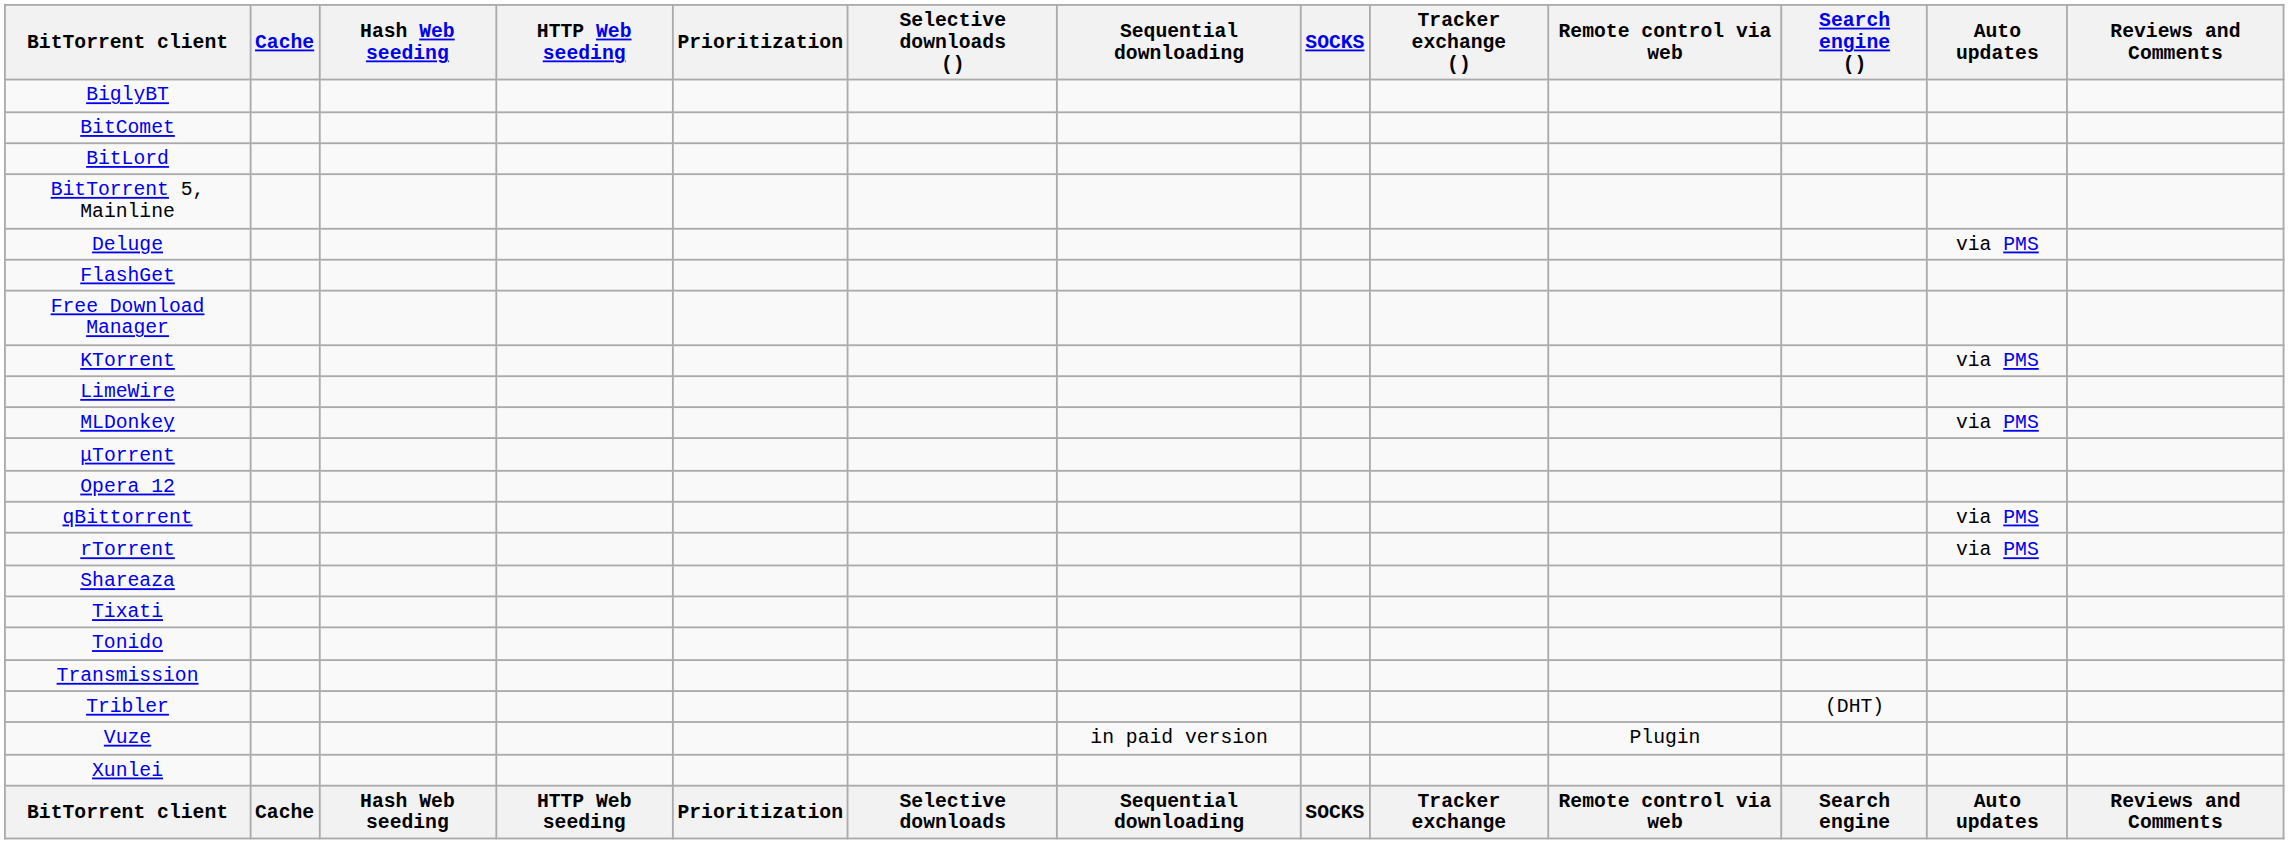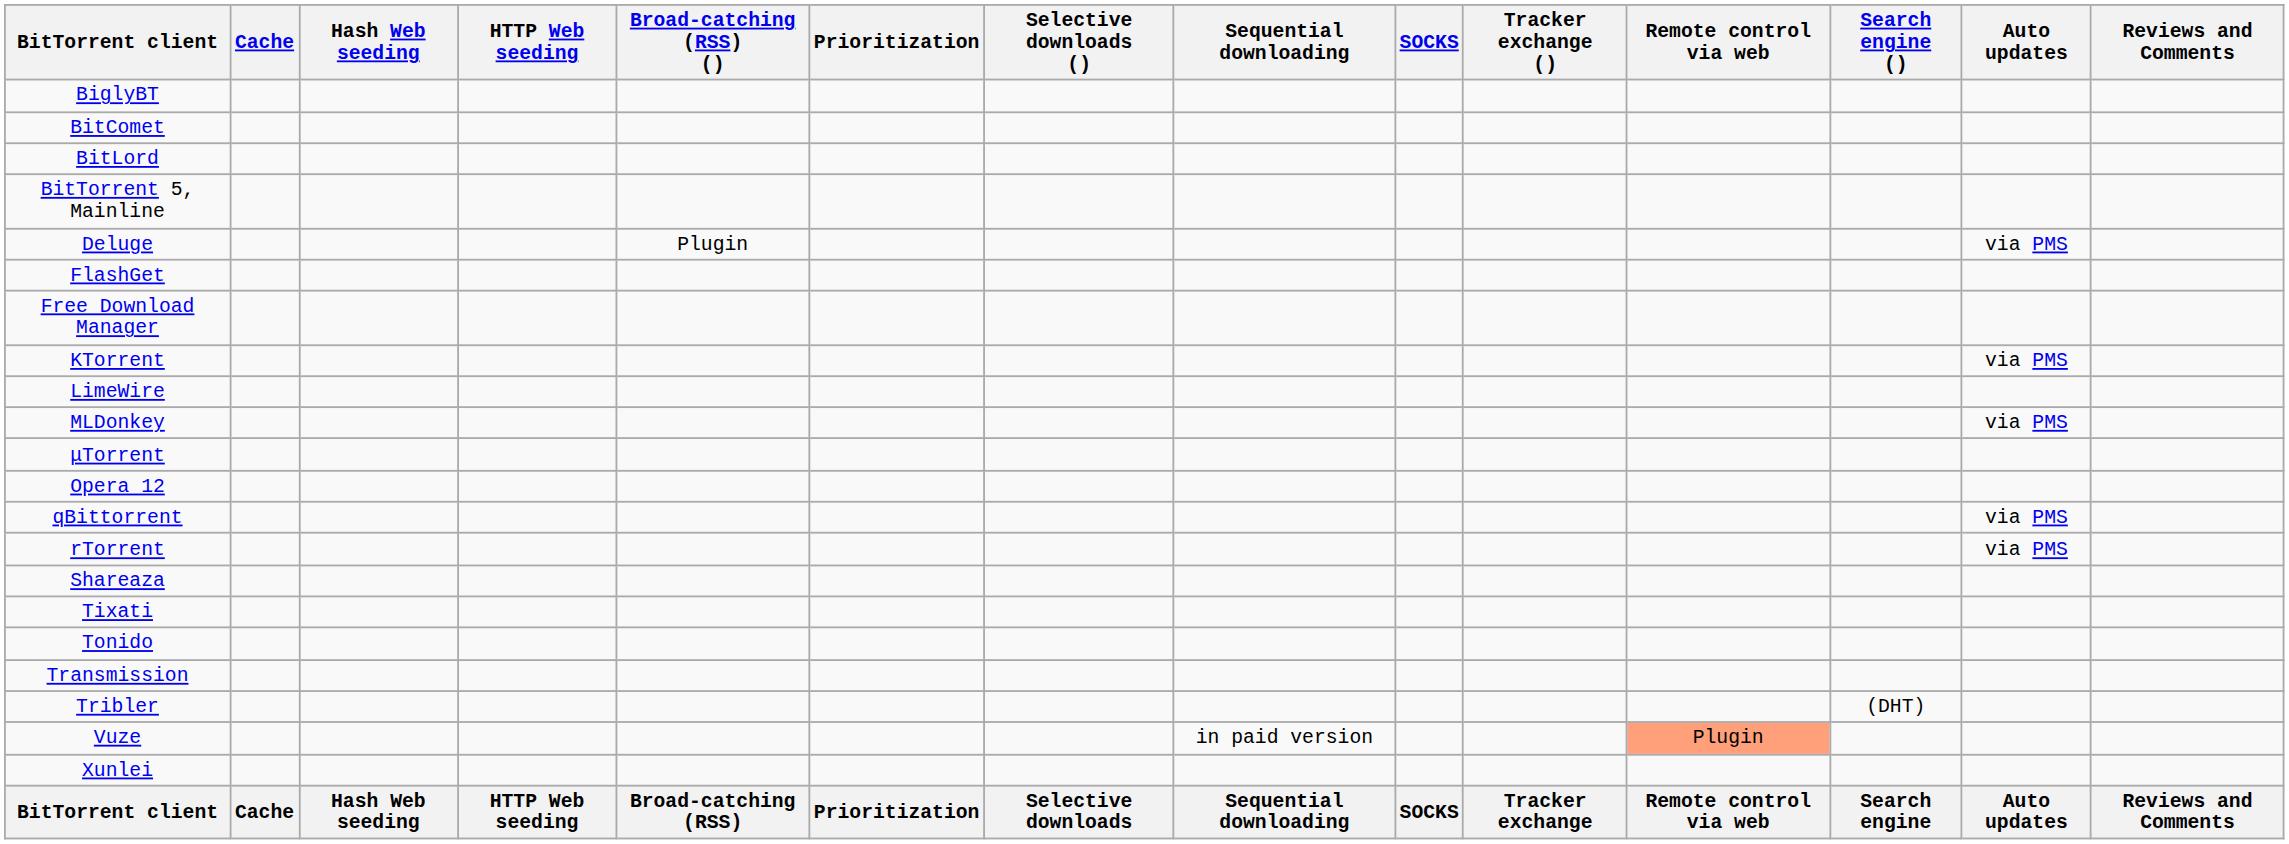+ column: (713, 42)
(1665, 738) no background -> (1728, 738) lightsalmon background
